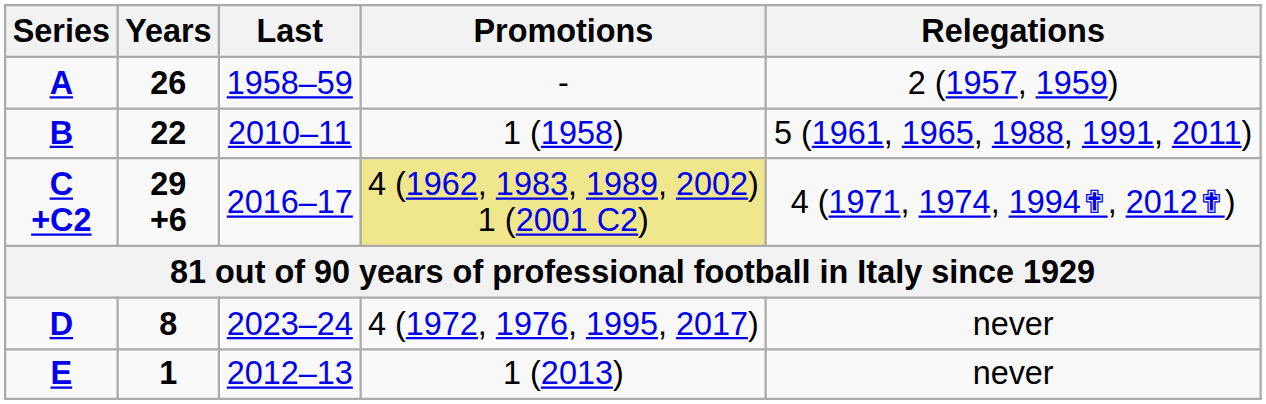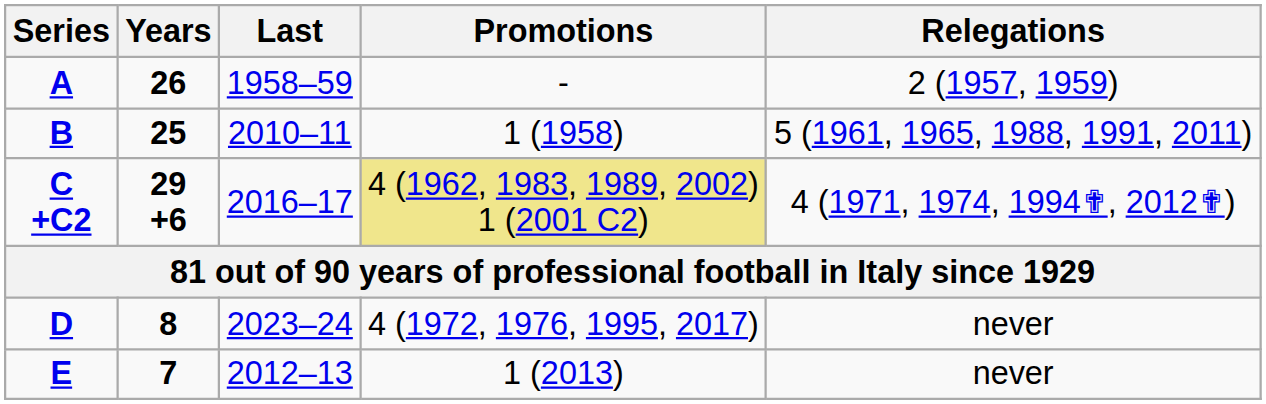(168, 133) 22 -> (168, 133) 25
(168, 374) 1 -> (168, 374) 7
